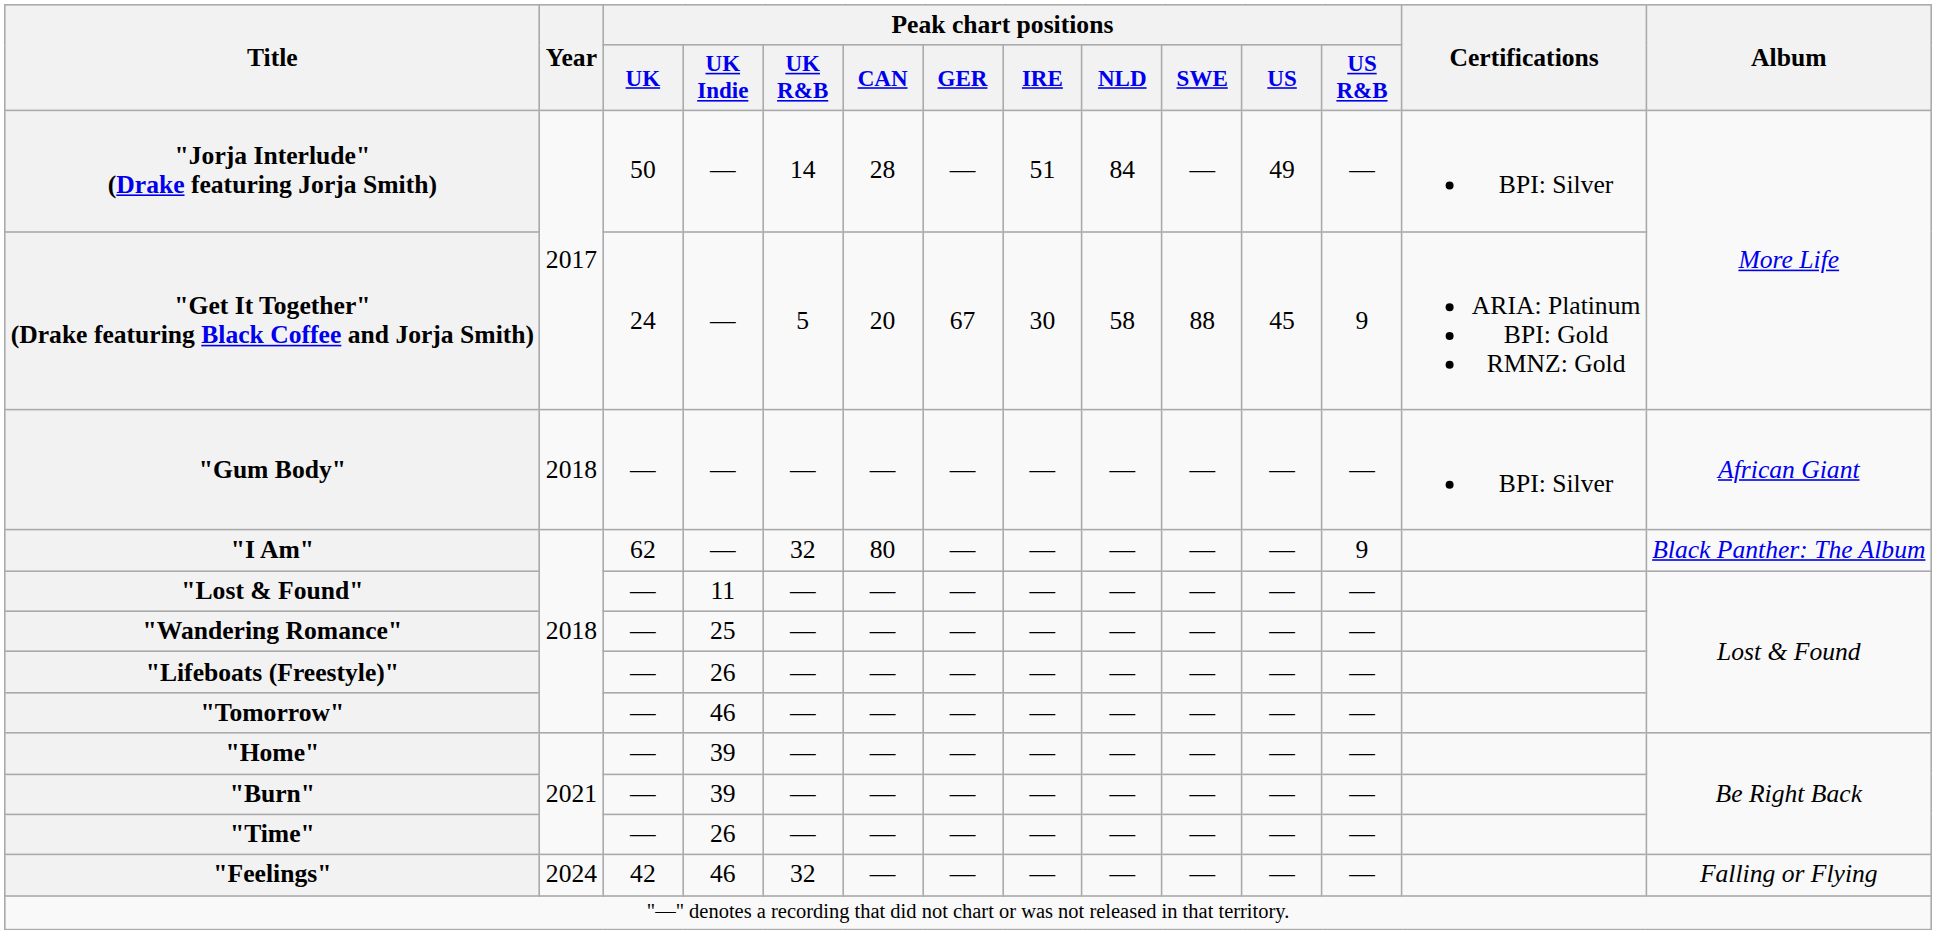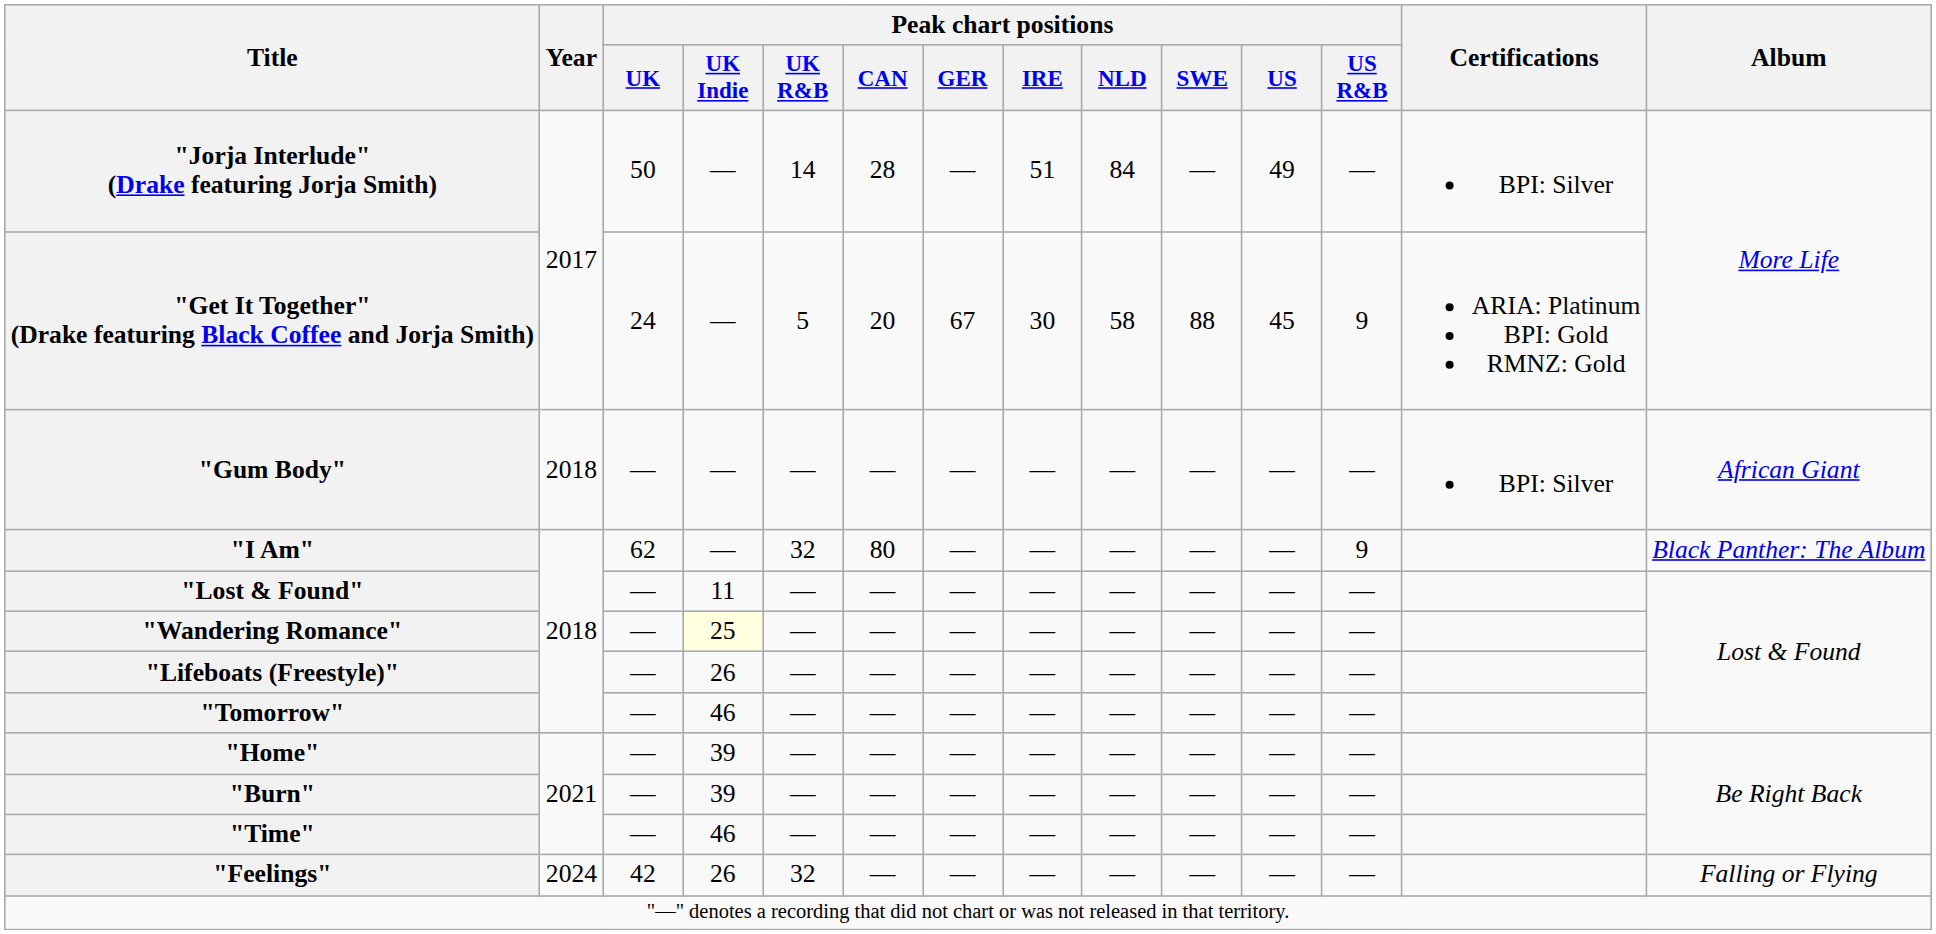(723, 631) no background -> (723, 631) lightyellow background
(723, 834) 26 -> (723, 834) 46
(723, 874) 46 -> (723, 874) 26
